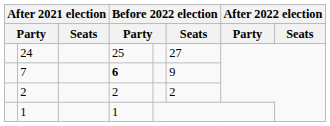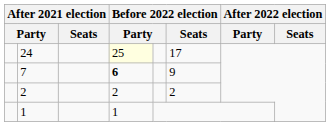(118, 53) no background -> (118, 53) lightyellow background
(175, 53) 27 -> (175, 53) 17
